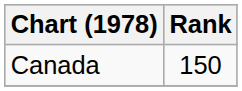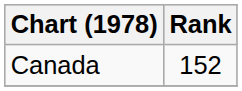(201, 65) 150 -> (201, 65) 152
